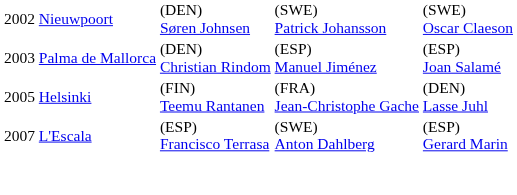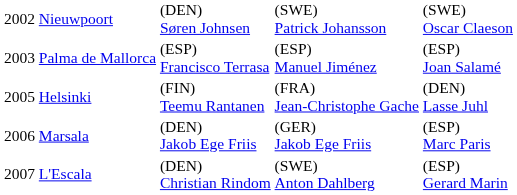(215, 58) (DEN) Christian Rindom -> (215, 58) (ESP) Francisco Terrasa
+ row: (46, 135)
(215, 135) (ESP) Francisco Terrasa -> (215, 174) (DEN) Christian Rindom
